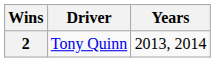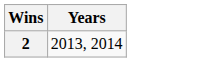- column: (89, 17)
